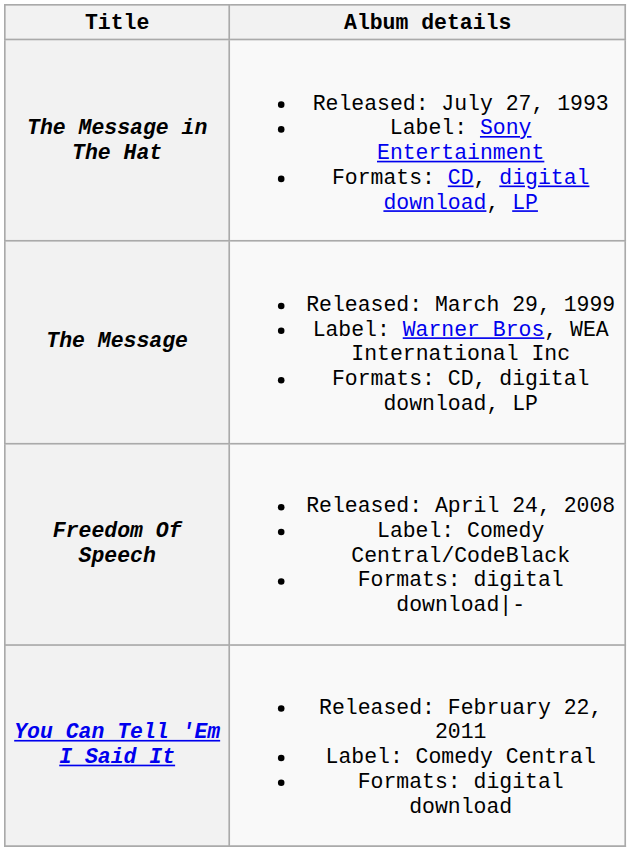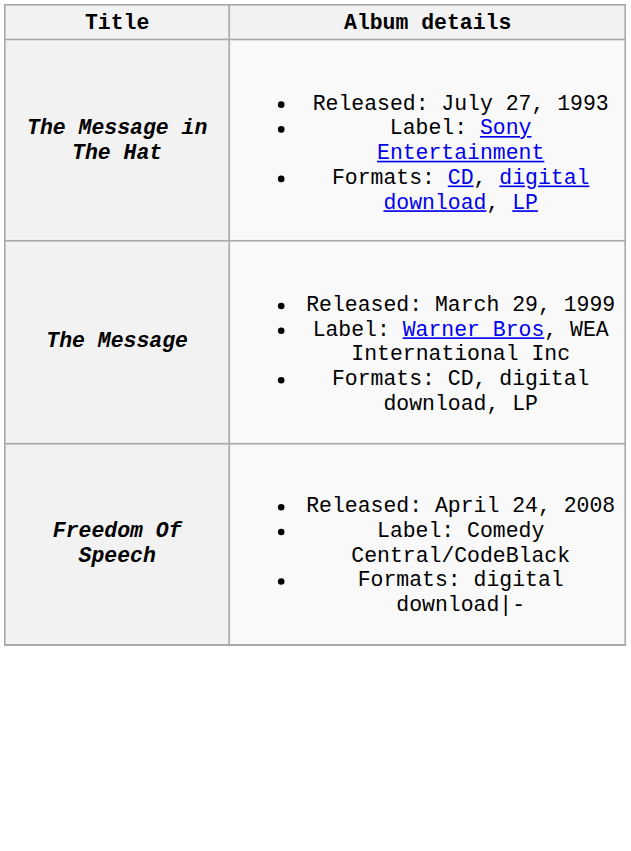- row: (117, 745)
